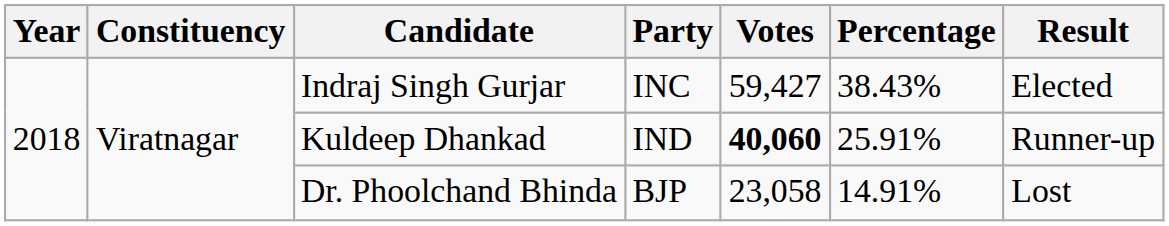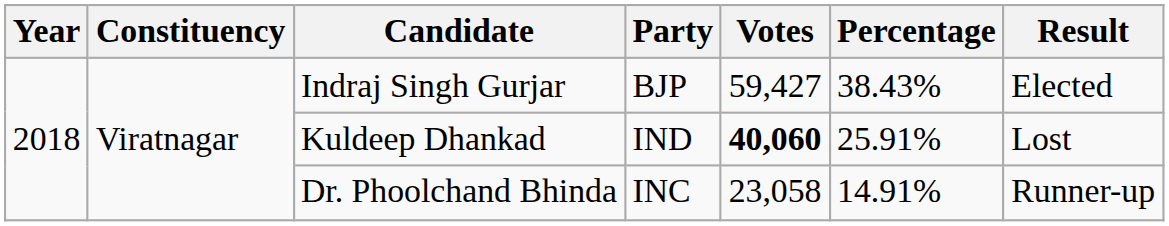(662, 84) INC -> (660, 84) BJP
(1083, 138) Runner-up -> (1041, 138) Lost
(660, 191) BJP -> (662, 191) INC
(1041, 191) Lost -> (1083, 191) Runner-up
